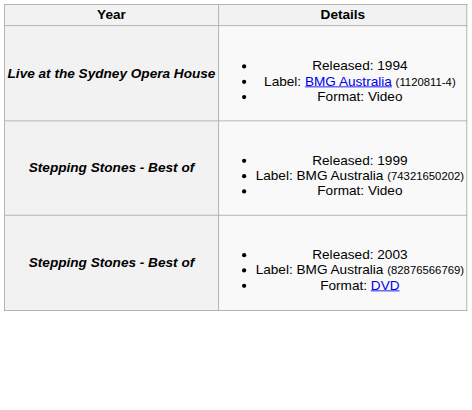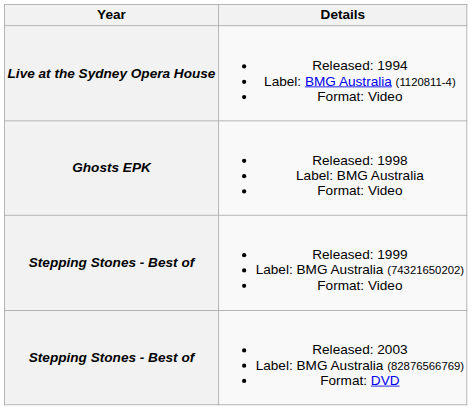+ row: (343, 176)
